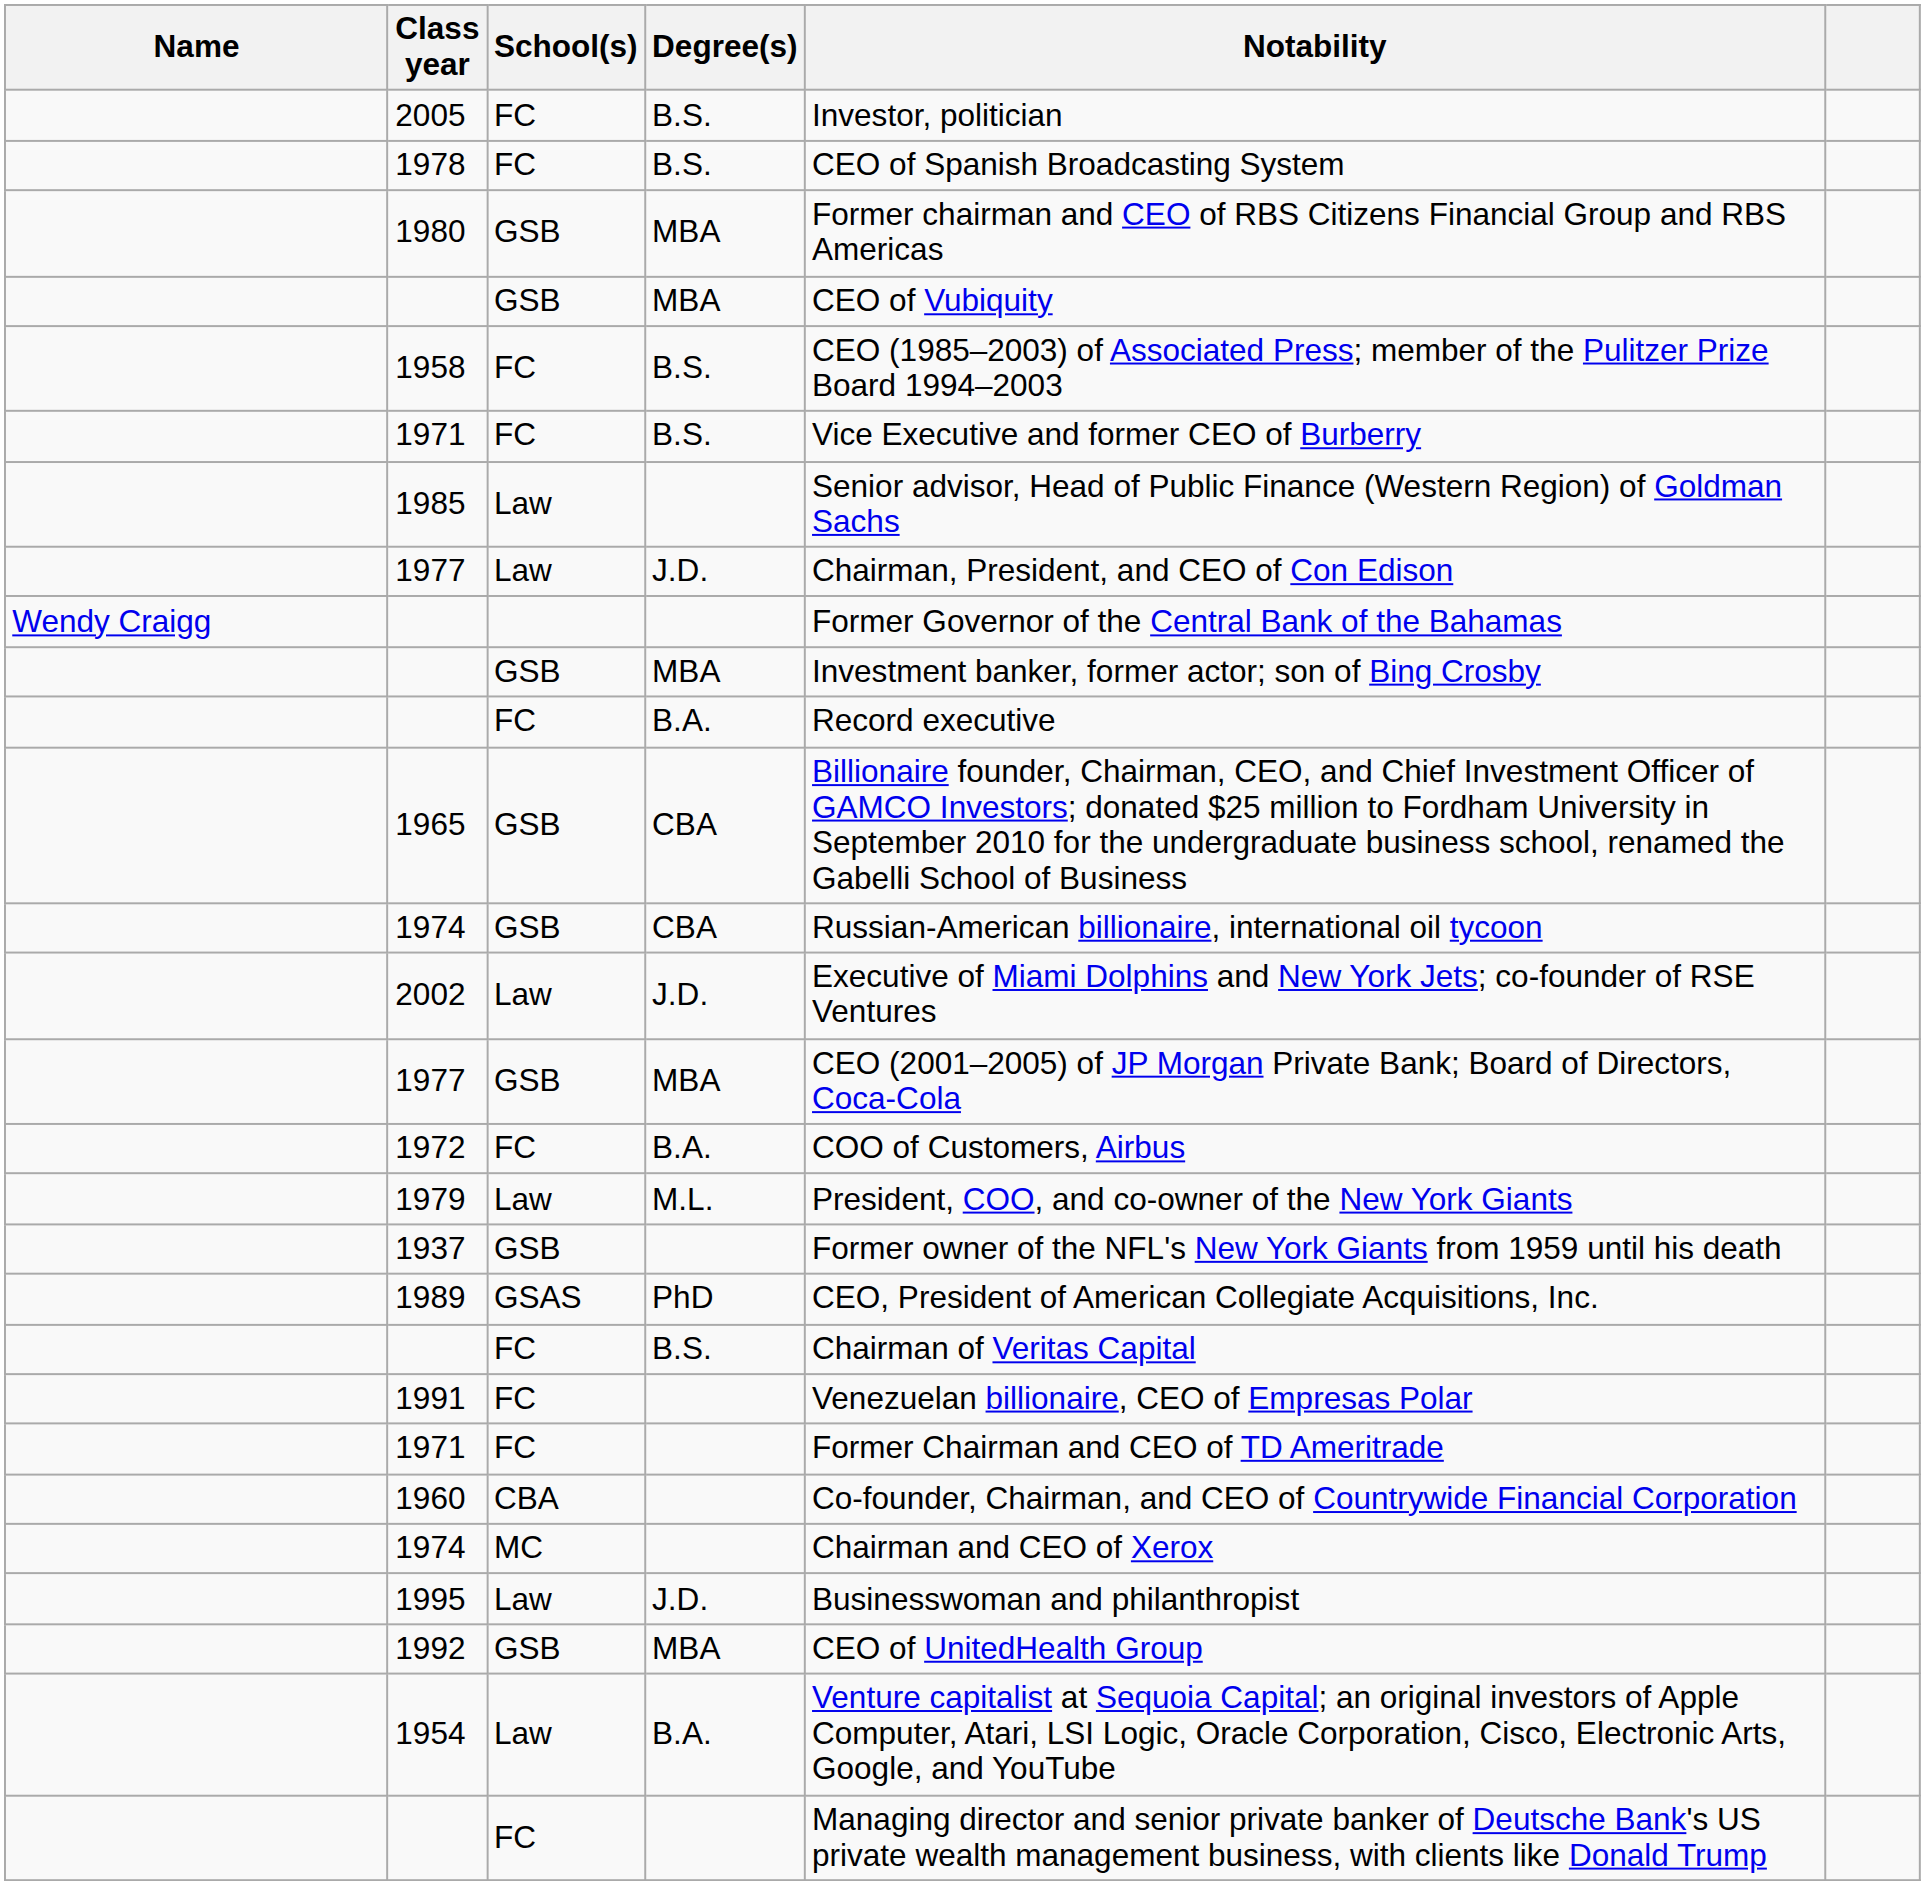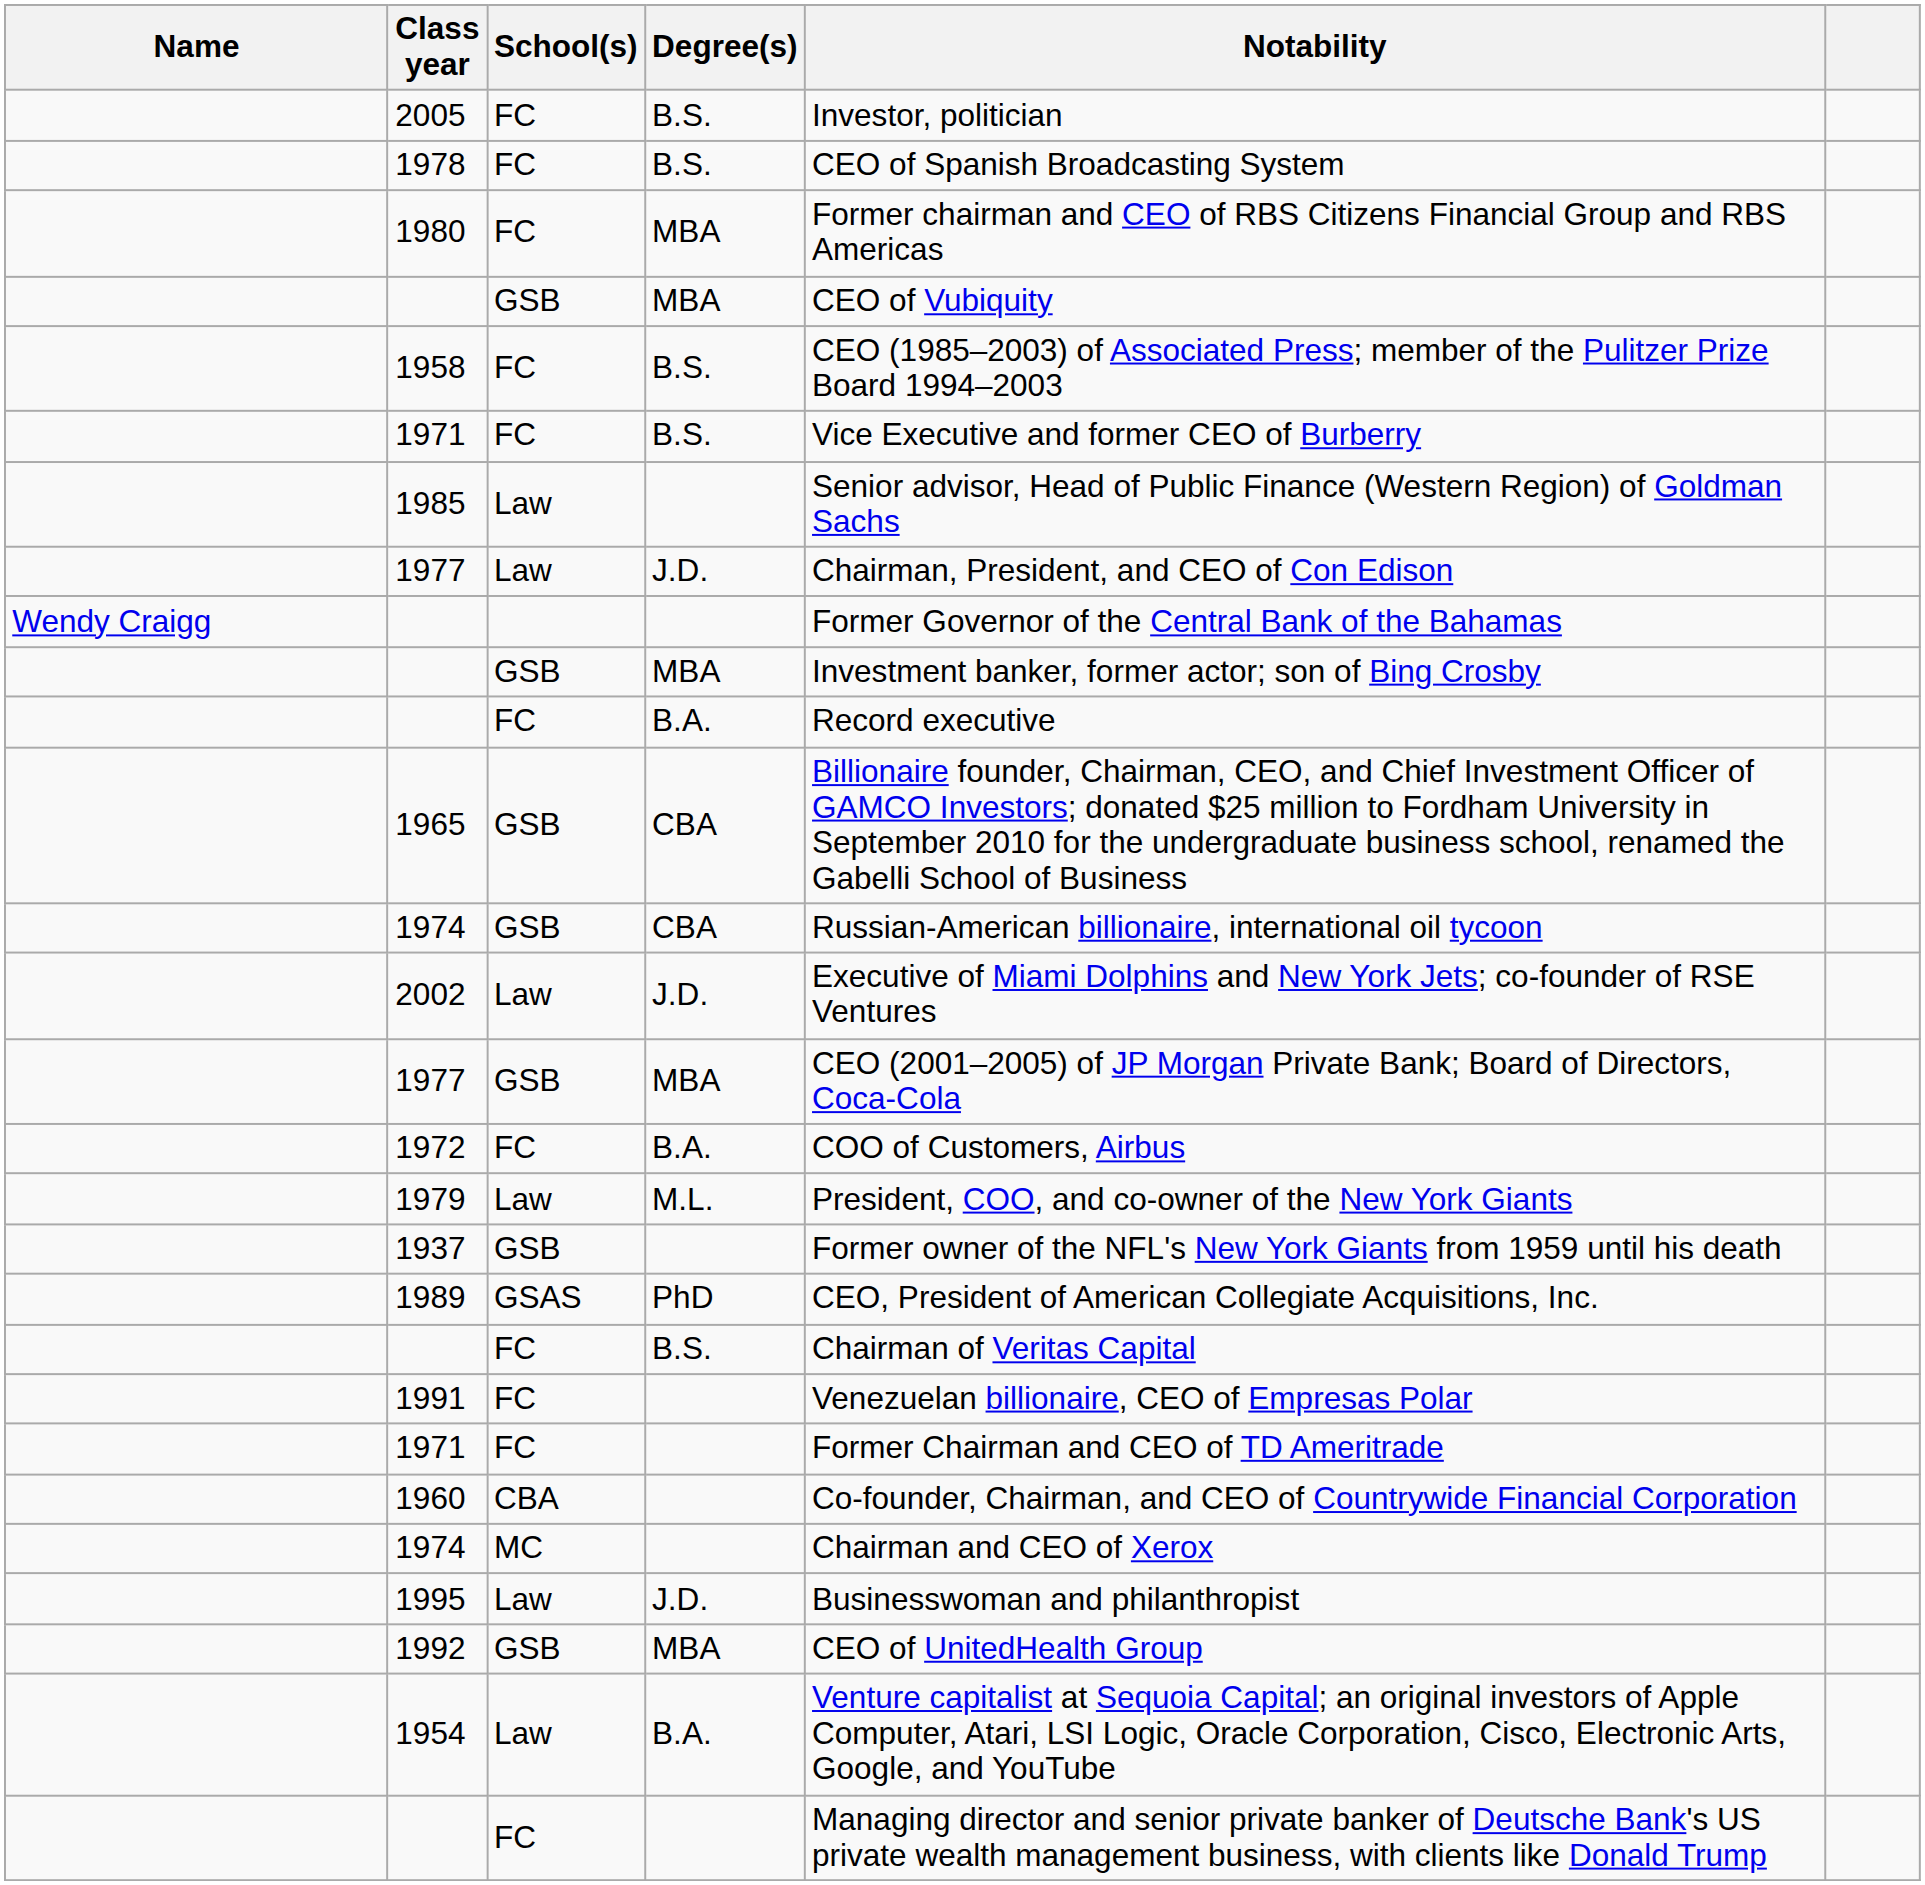(527, 232) GSB -> (515, 232) FC
